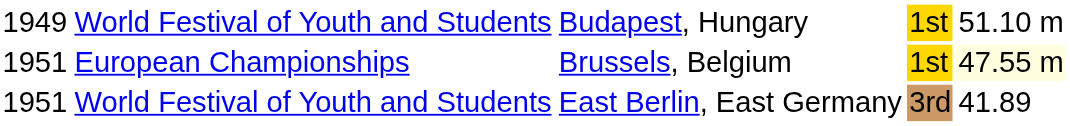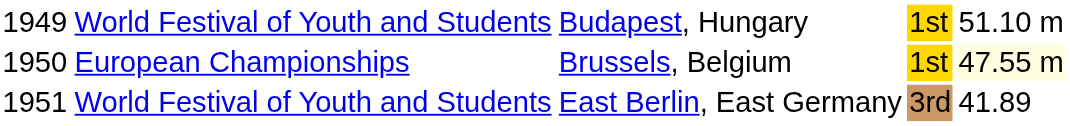(35, 62) 1951 -> (35, 62) 1950
